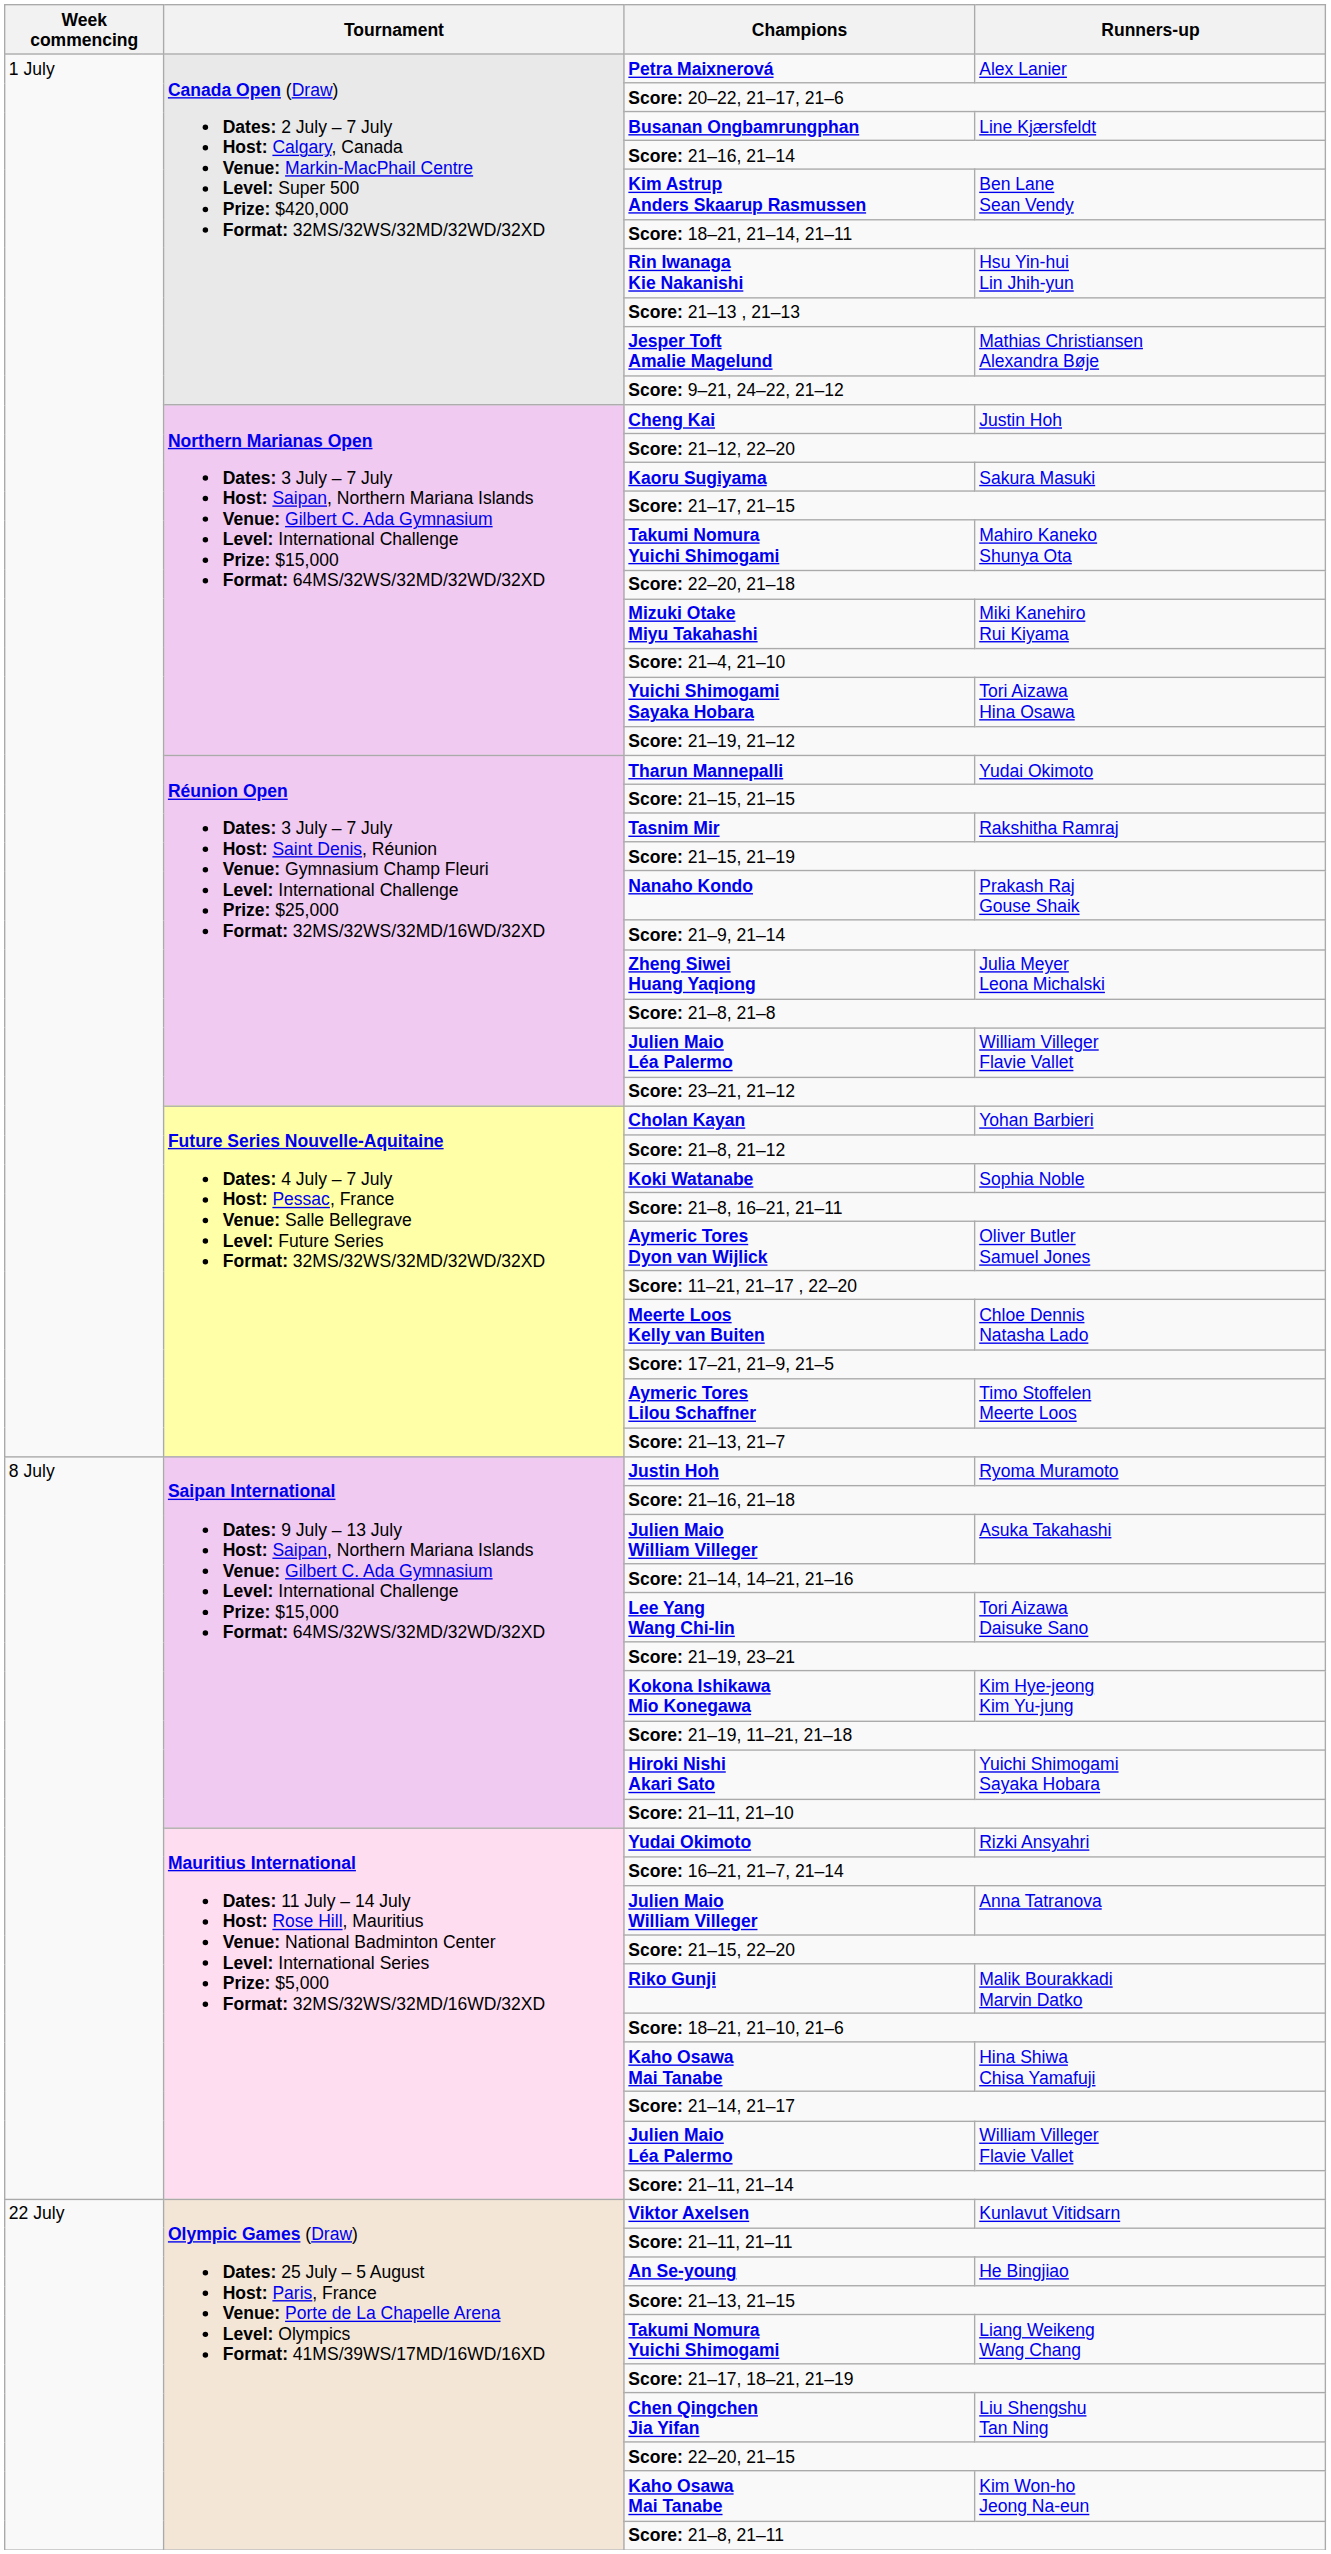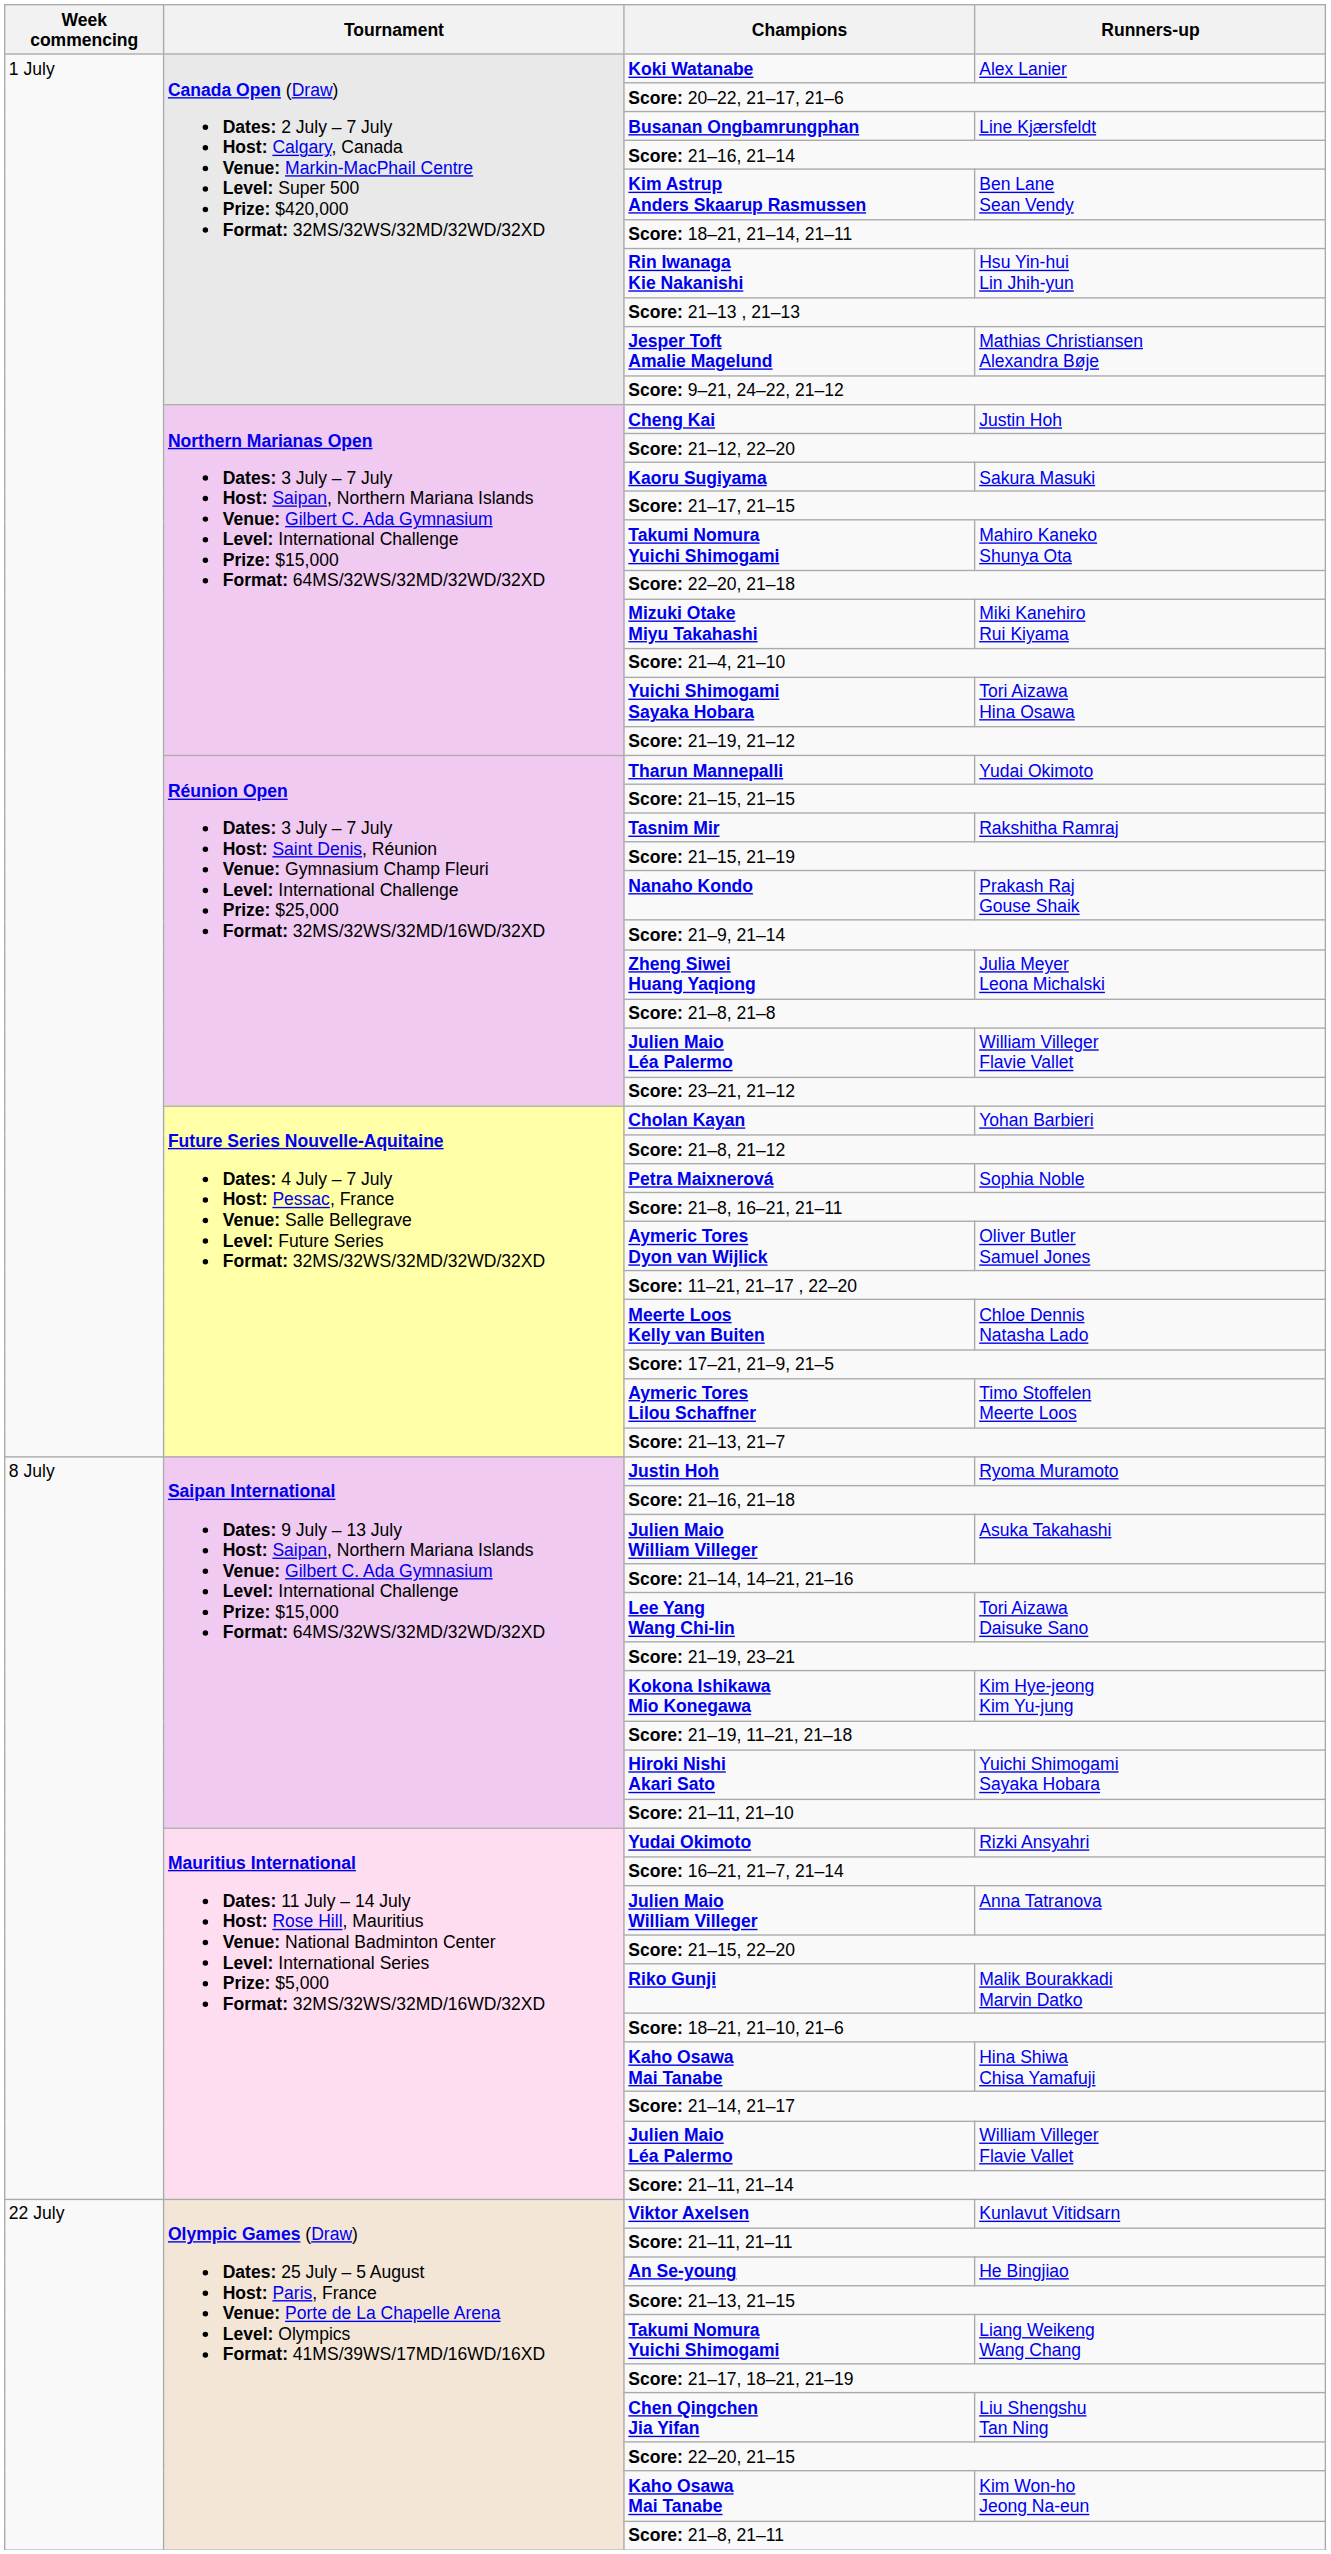(701, 68) Petra Maixnerová -> (691, 68) Koki Watanabe
(691, 1178) Koki Watanabe -> (701, 1178) Petra Maixnerová
